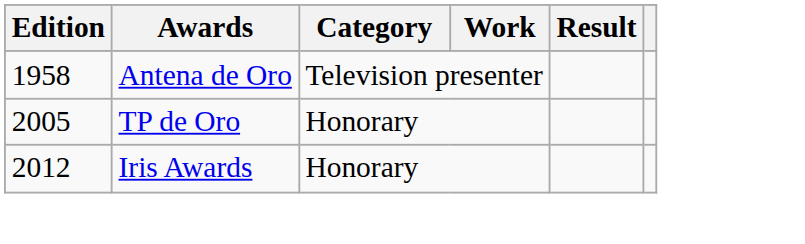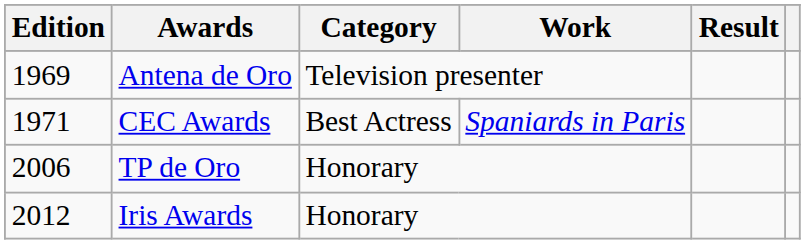(41, 74) 1958 -> (41, 74) 1969
+ row: (194, 121)
(41, 121) 2005 -> (41, 167) 2006
